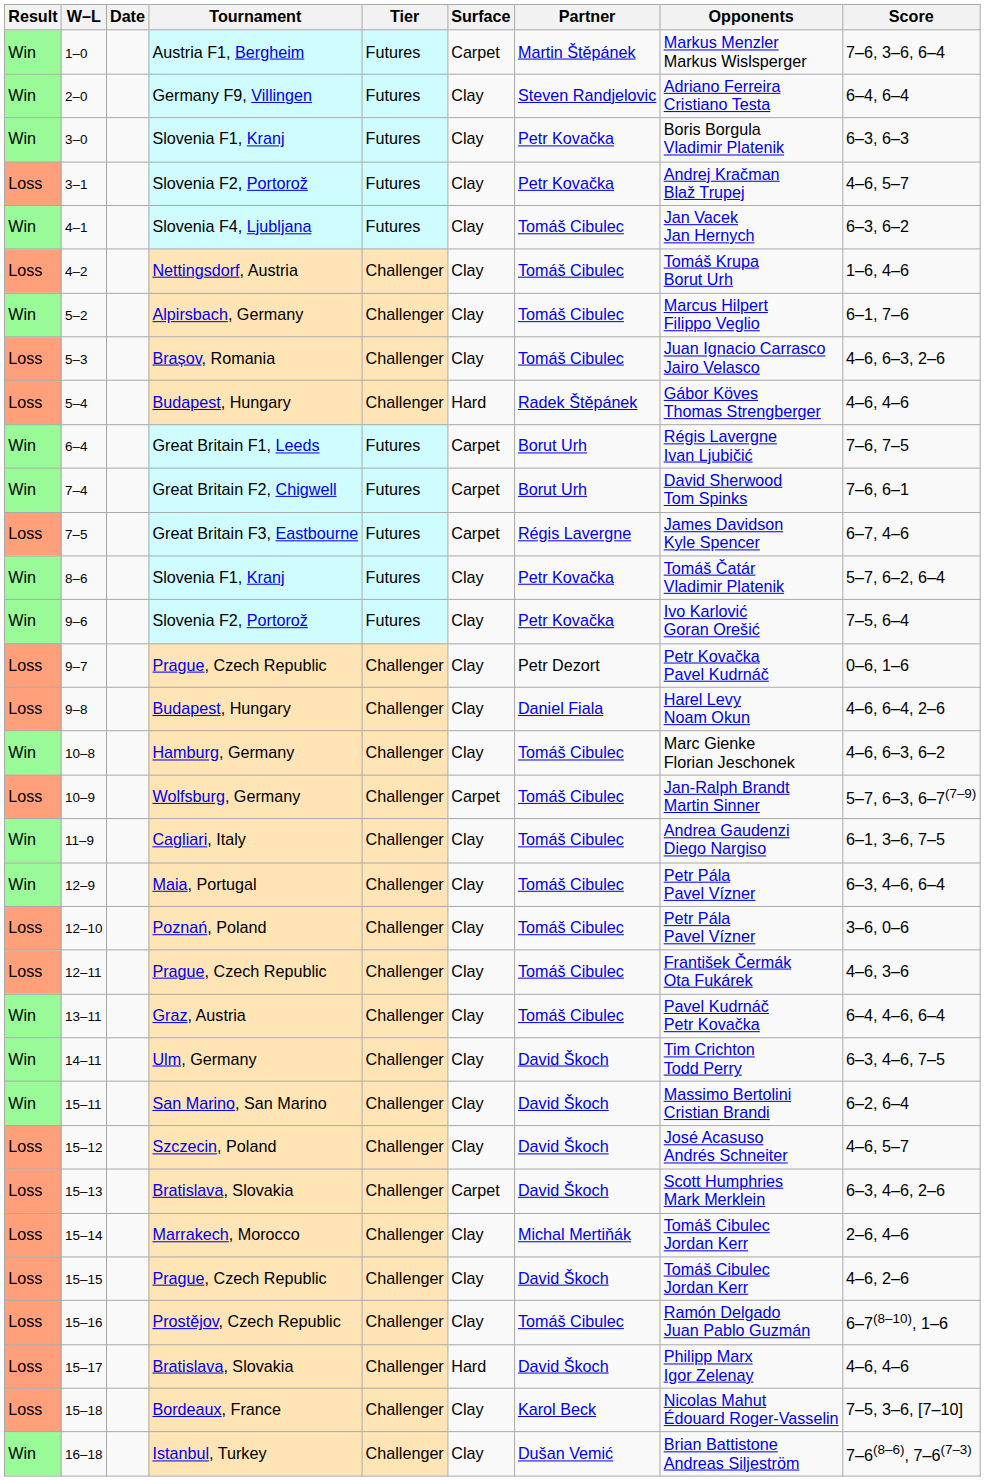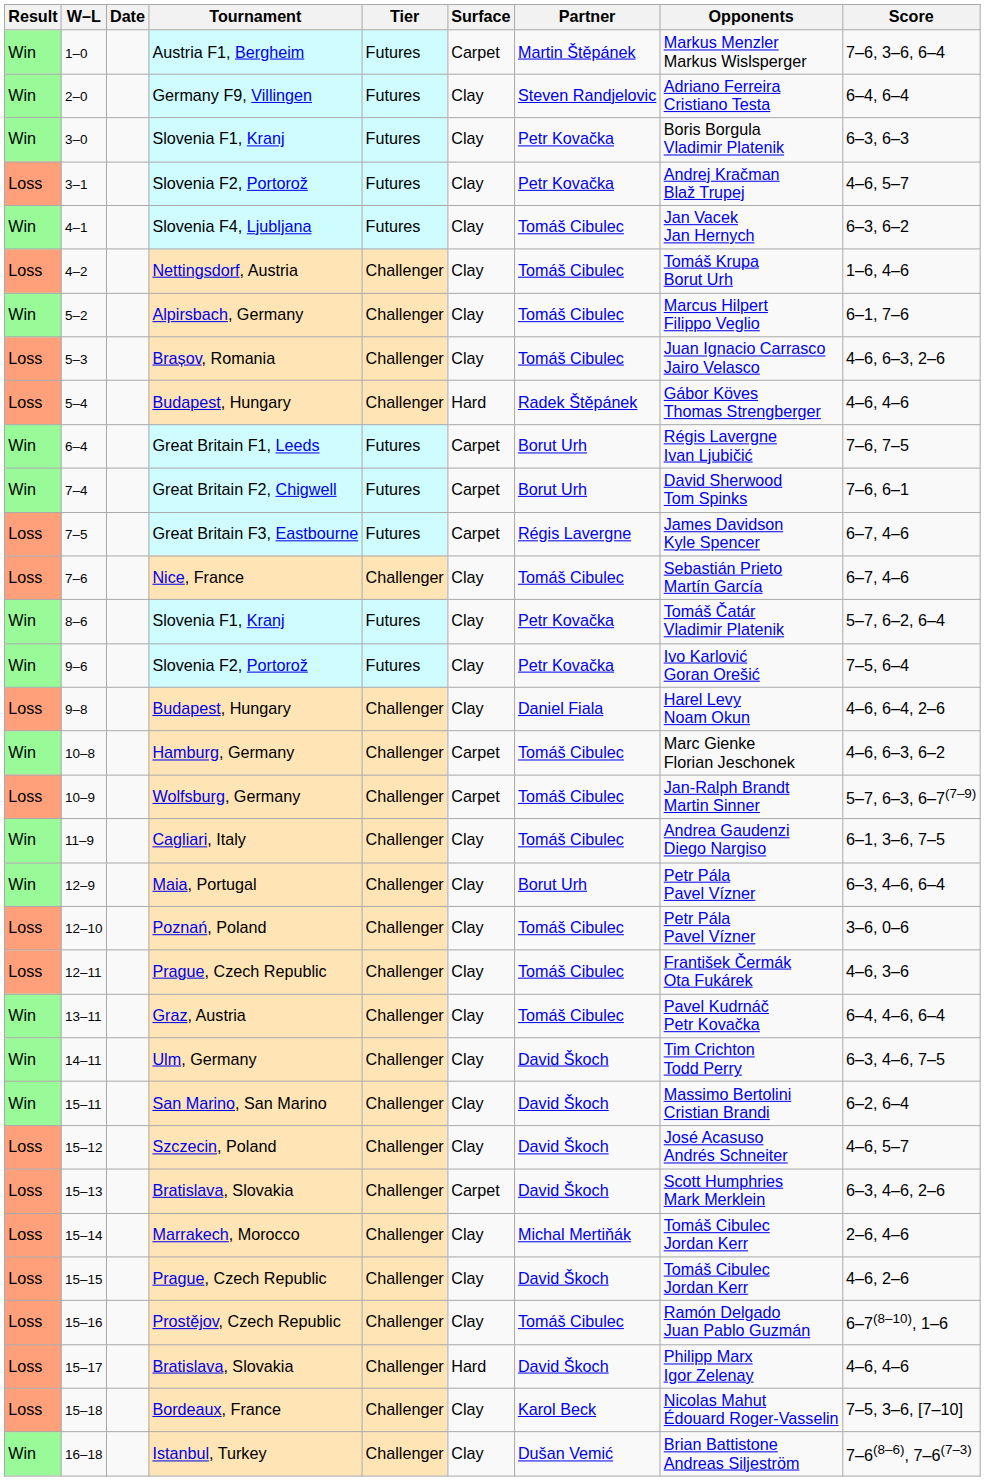+ row: (76, 578)
- row: (76, 666)
(467, 752) Clay -> (475, 752) Carpet
(571, 884) Tomáš Cibulec -> (553, 884) Borut Urh
